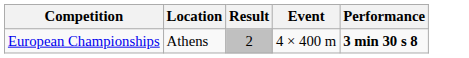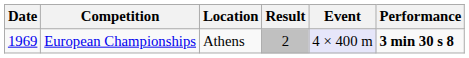+ column: (23, 16)
(306, 41) no background -> (342, 41) lavender background
